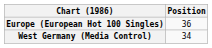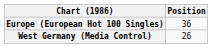(187, 37) 34 -> (187, 37) 26
